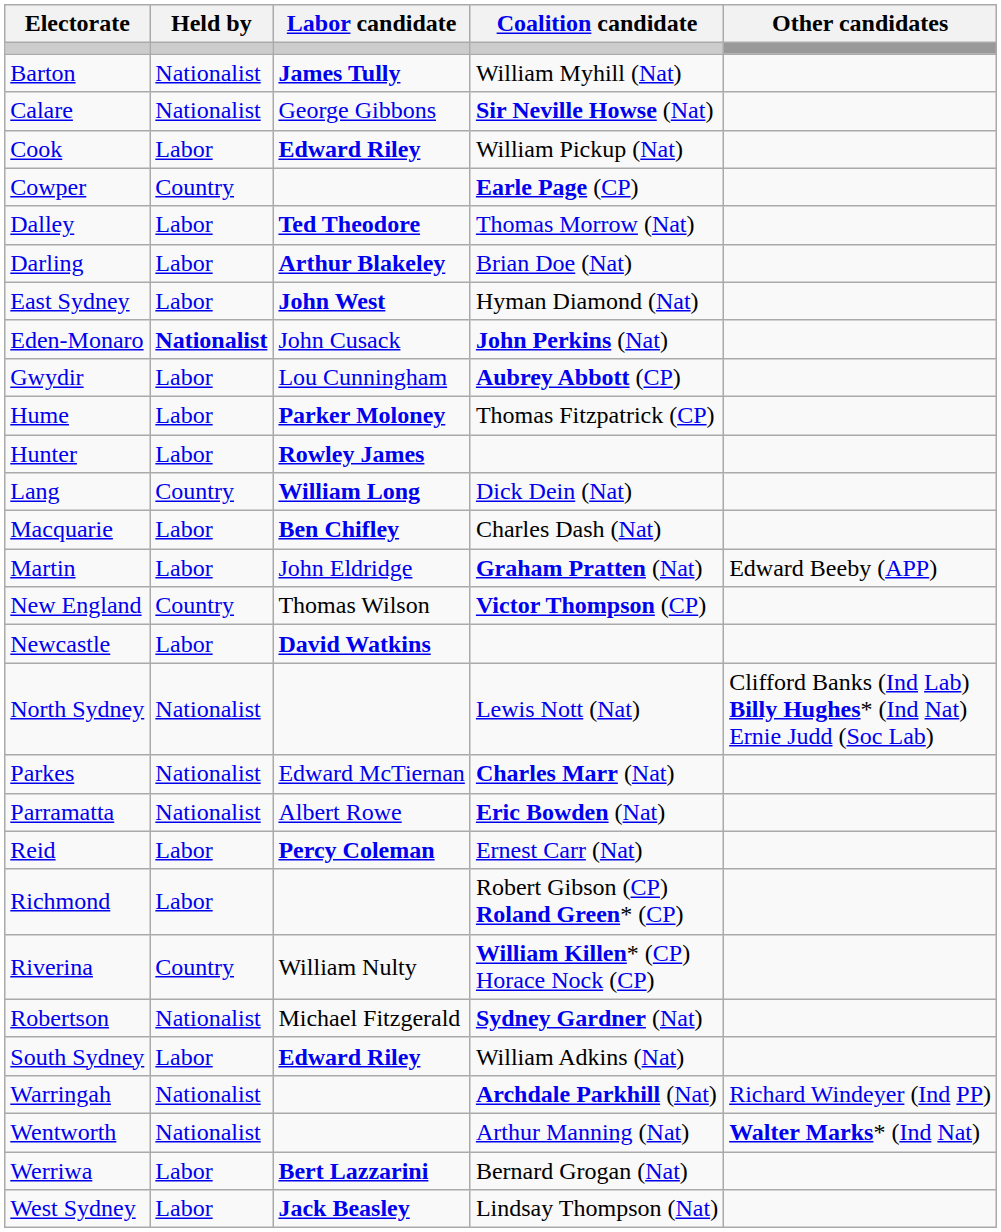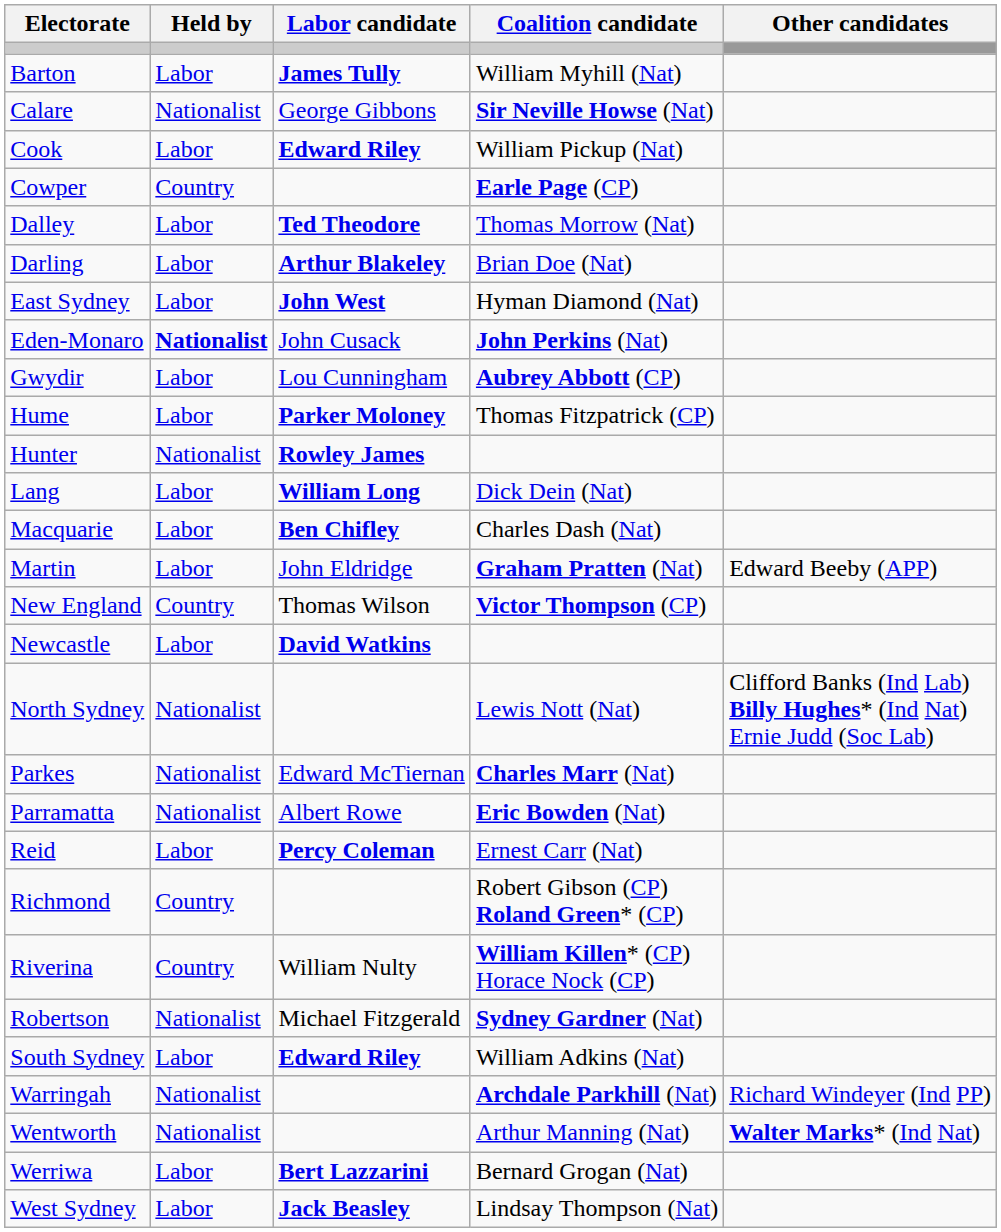(208, 72) Nationalist -> (184, 72) Labor
(184, 453) Labor -> (208, 453) Nationalist
(195, 491) Country -> (184, 491) Labor
(184, 901) Labor -> (195, 901) Country
